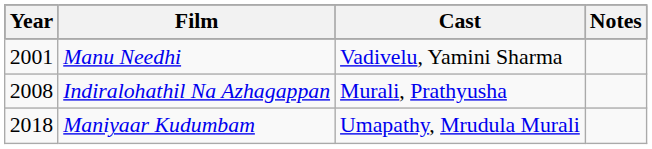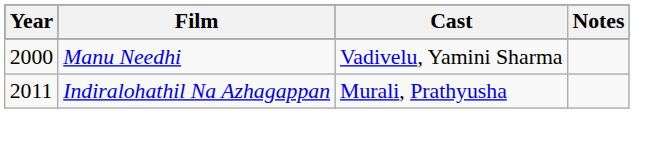(31, 56) 2001 -> (31, 56) 2000
(31, 90) 2008 -> (31, 90) 2011
- row: (159, 125)
